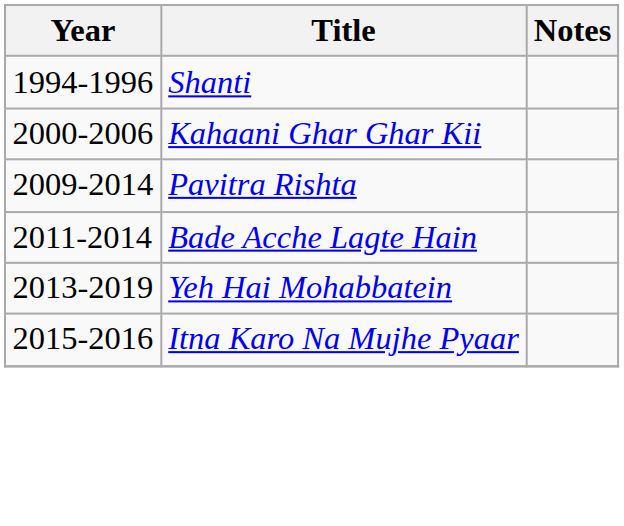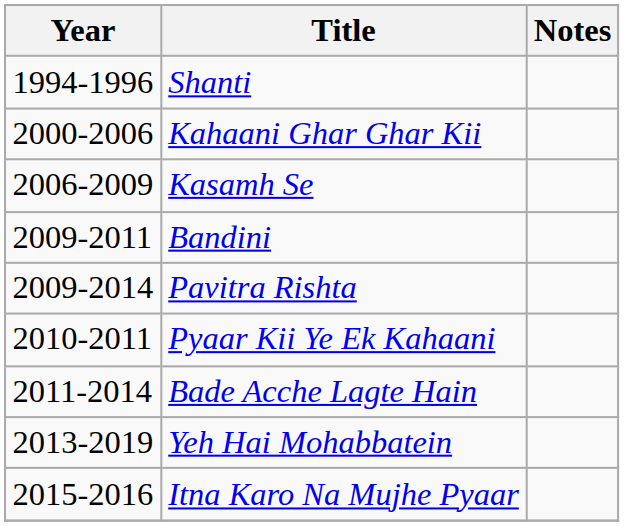+ row: (241, 184)
+ row: (220, 236)
+ row: (332, 339)
